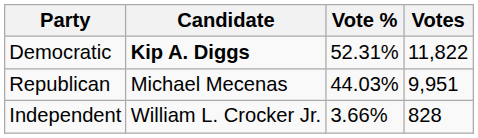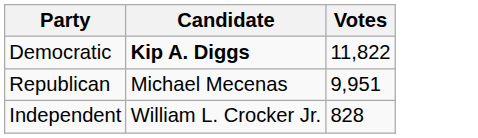- column: (365, 20)
